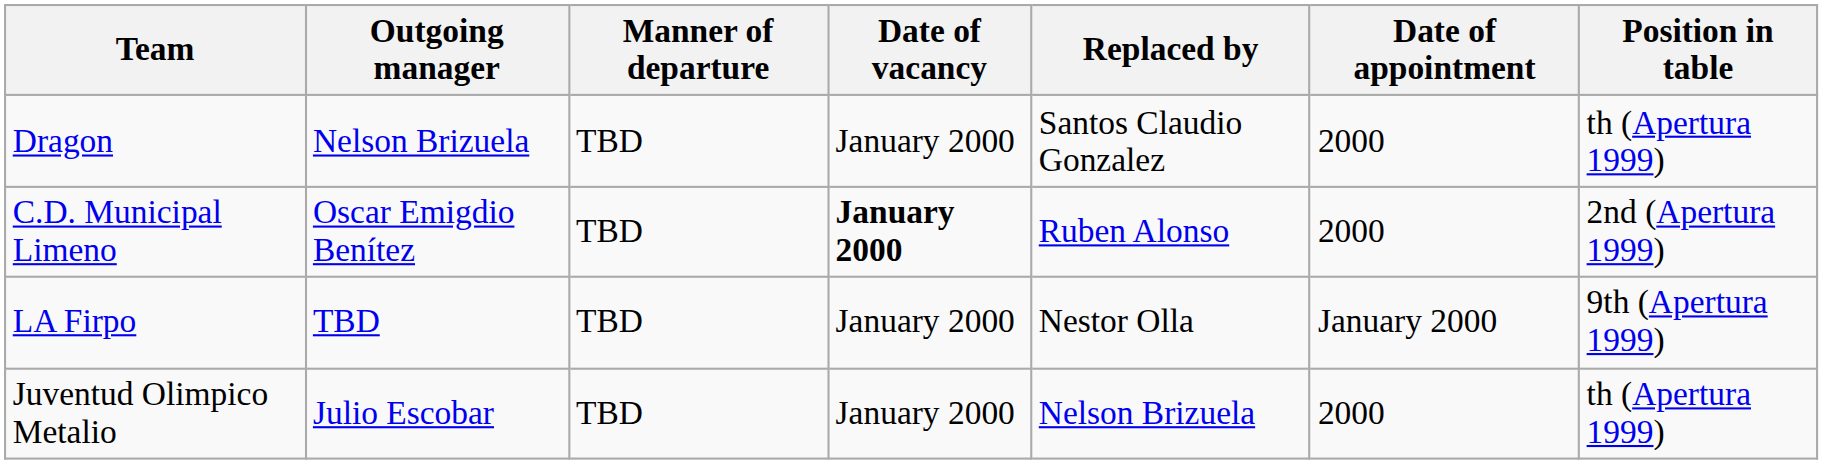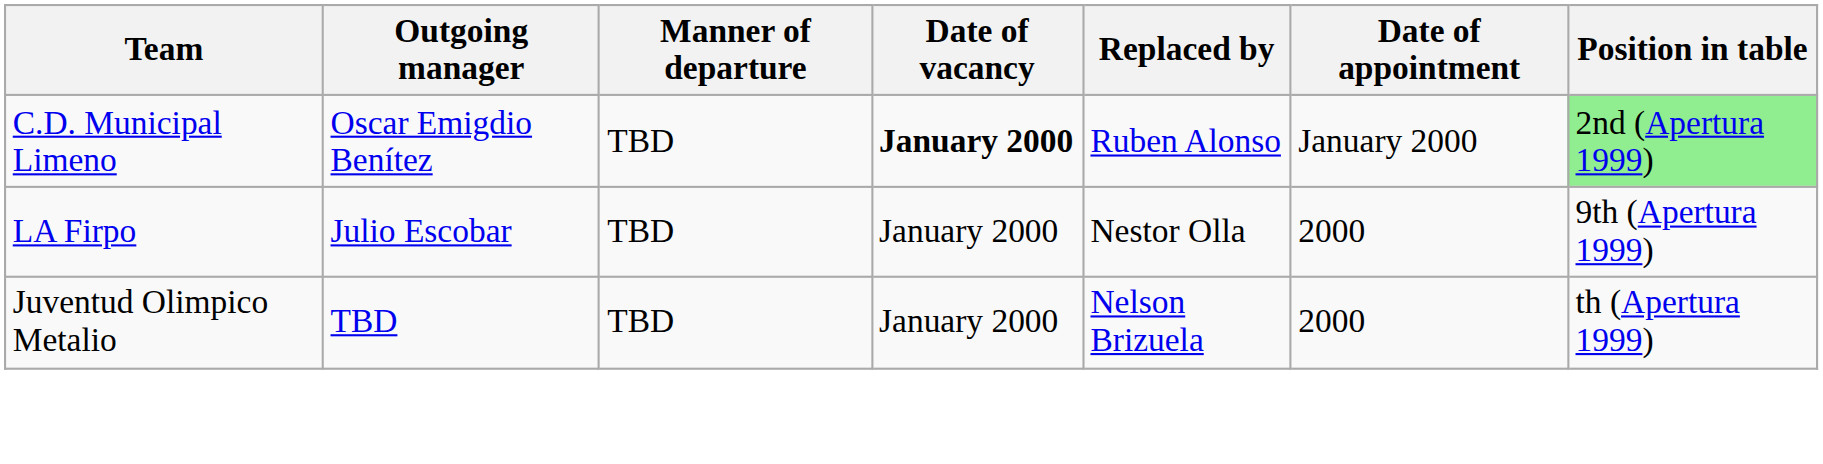- row: (63, 140)
(1351, 231) 2000 -> (1388, 140) January 2000
(1681, 231) no background -> (1670, 140) lightgreen background
(346, 321) TBD -> (421, 231) Julio Escobar
(1408, 321) January 2000 -> (1332, 231) 2000
(403, 412) Julio Escobar -> (364, 321) TBD
